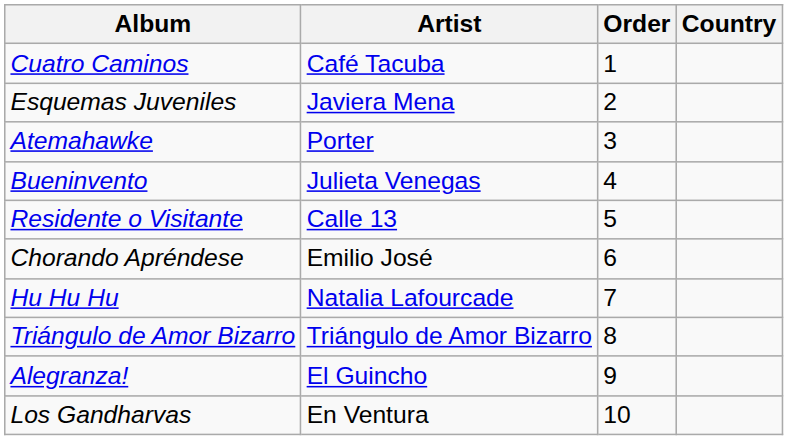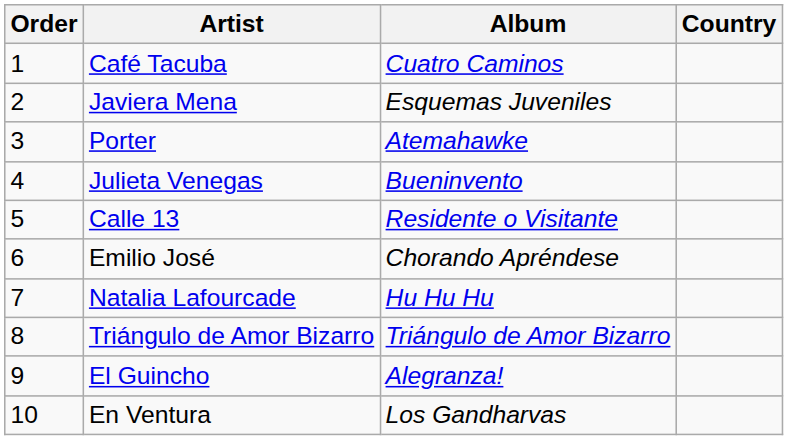columns swapped: (637, 24) <-> (153, 24)
